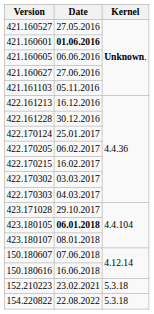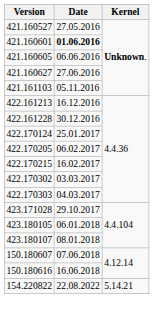(78, 225) bold -> (78, 225) normal
- row: (29, 286)
(116, 301) 5.3.18 -> (119, 286) 5.14.21
